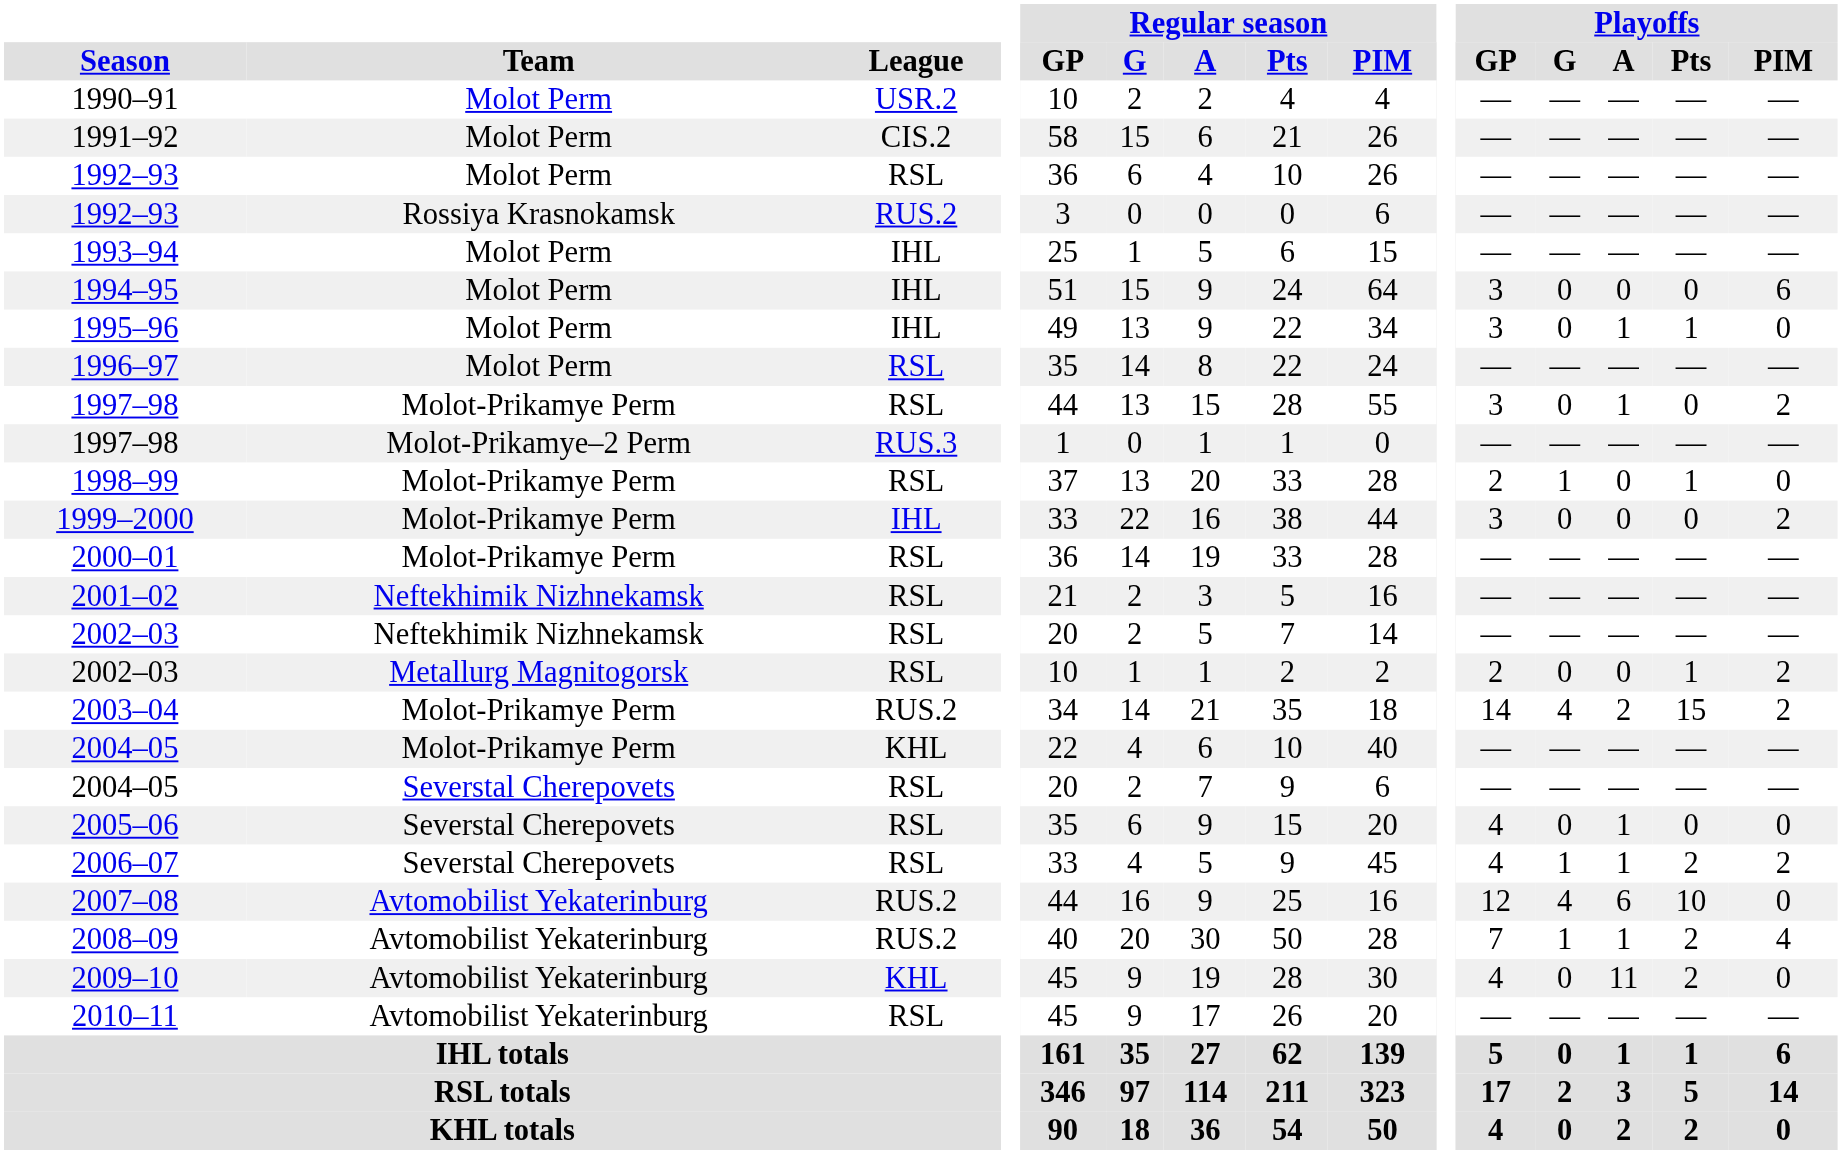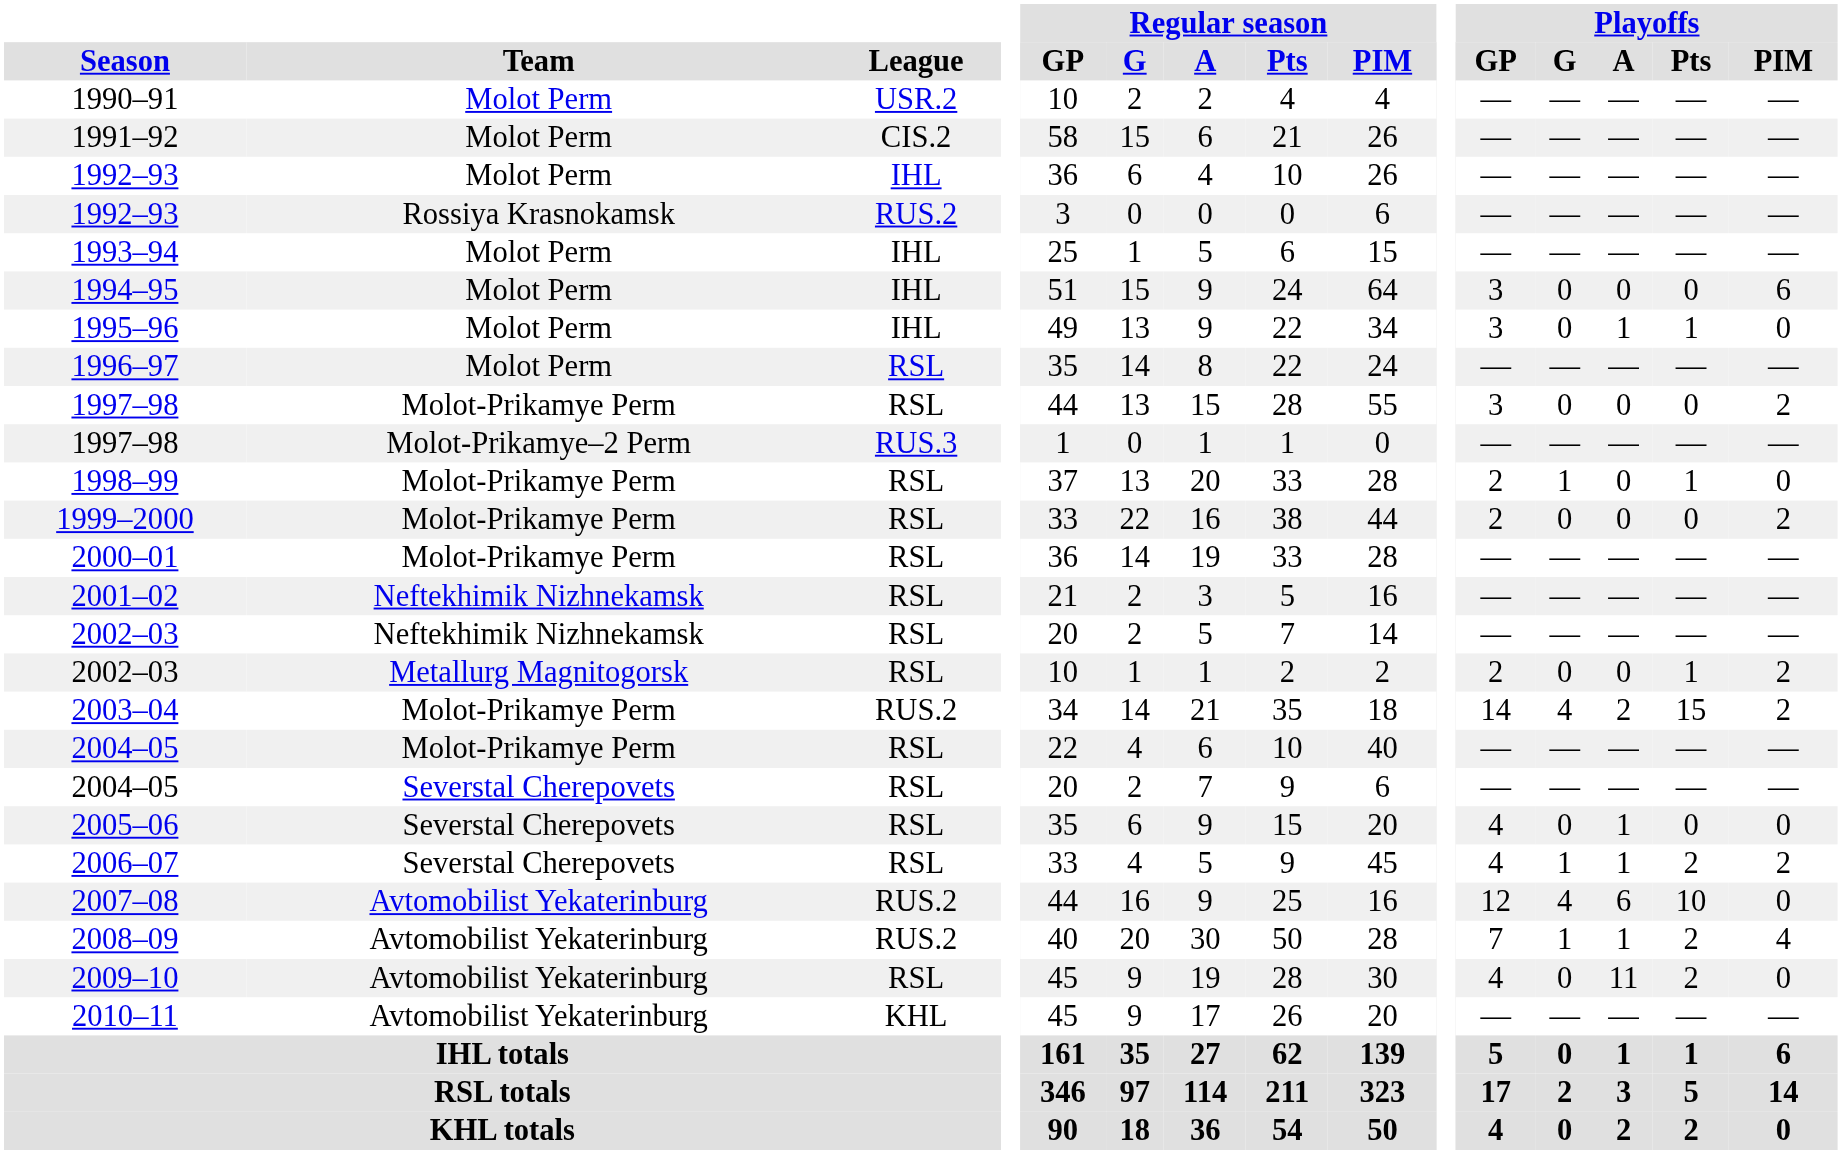(916, 175) RSL -> (916, 175) IHL
(1624, 404) 1 -> (1624, 404) 0
(916, 519) IHL -> (916, 519) RSL
(1496, 519) 3 -> (1496, 519) 2
(916, 748) KHL -> (916, 748) RSL
(916, 977) KHL -> (916, 977) RSL
(916, 1015) RSL -> (916, 1015) KHL
